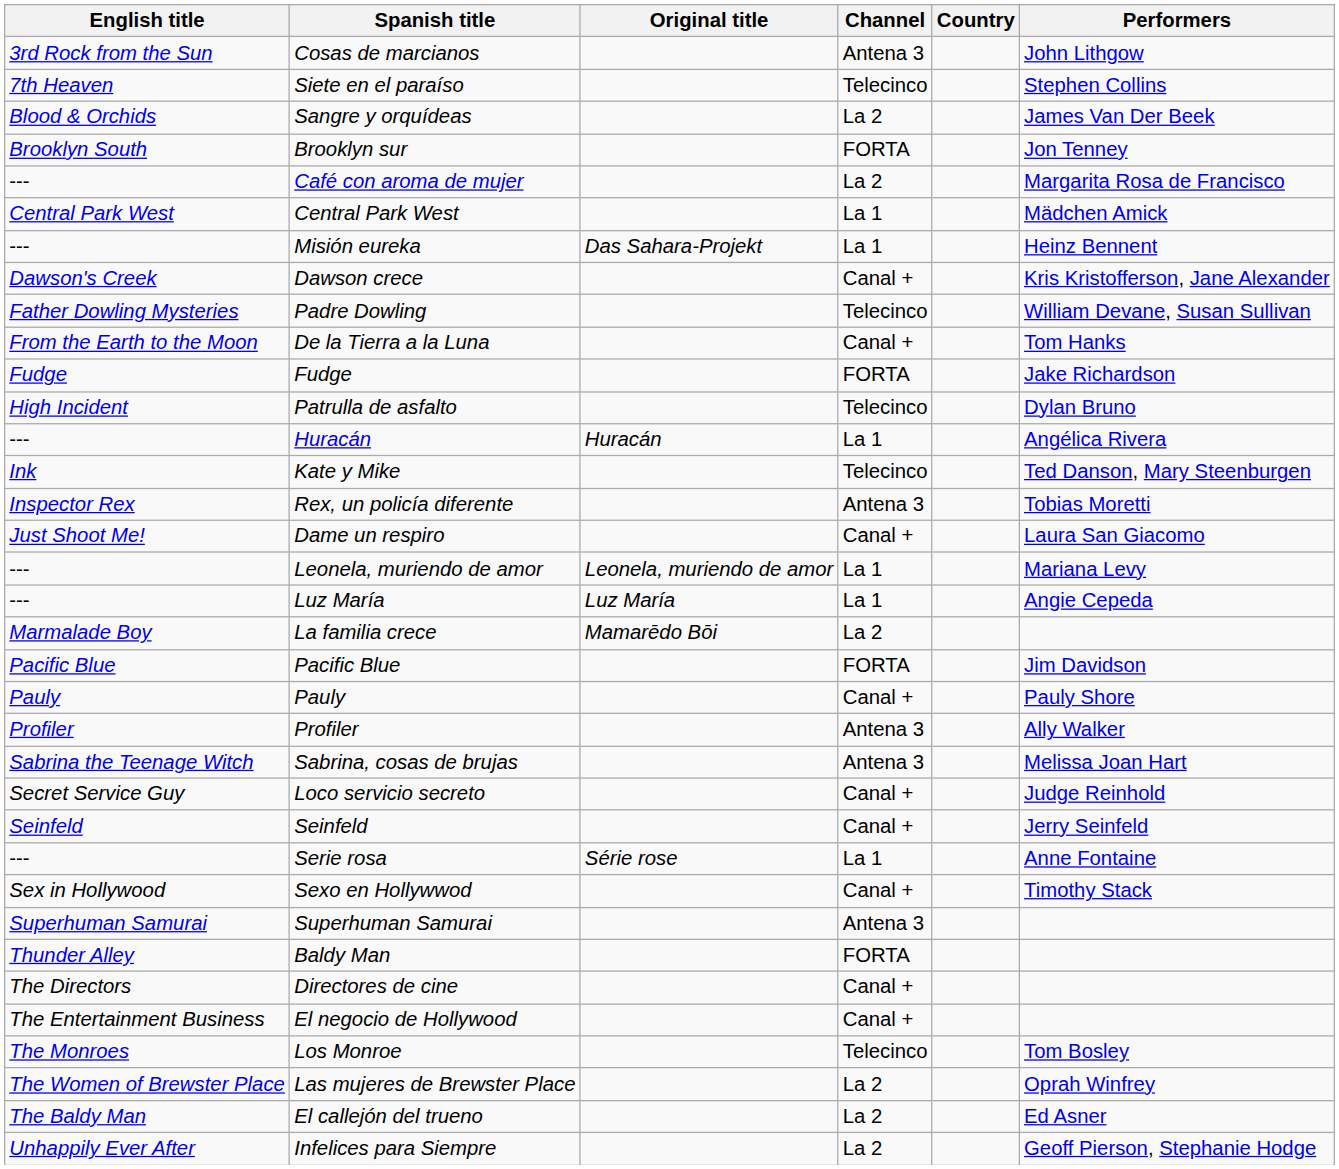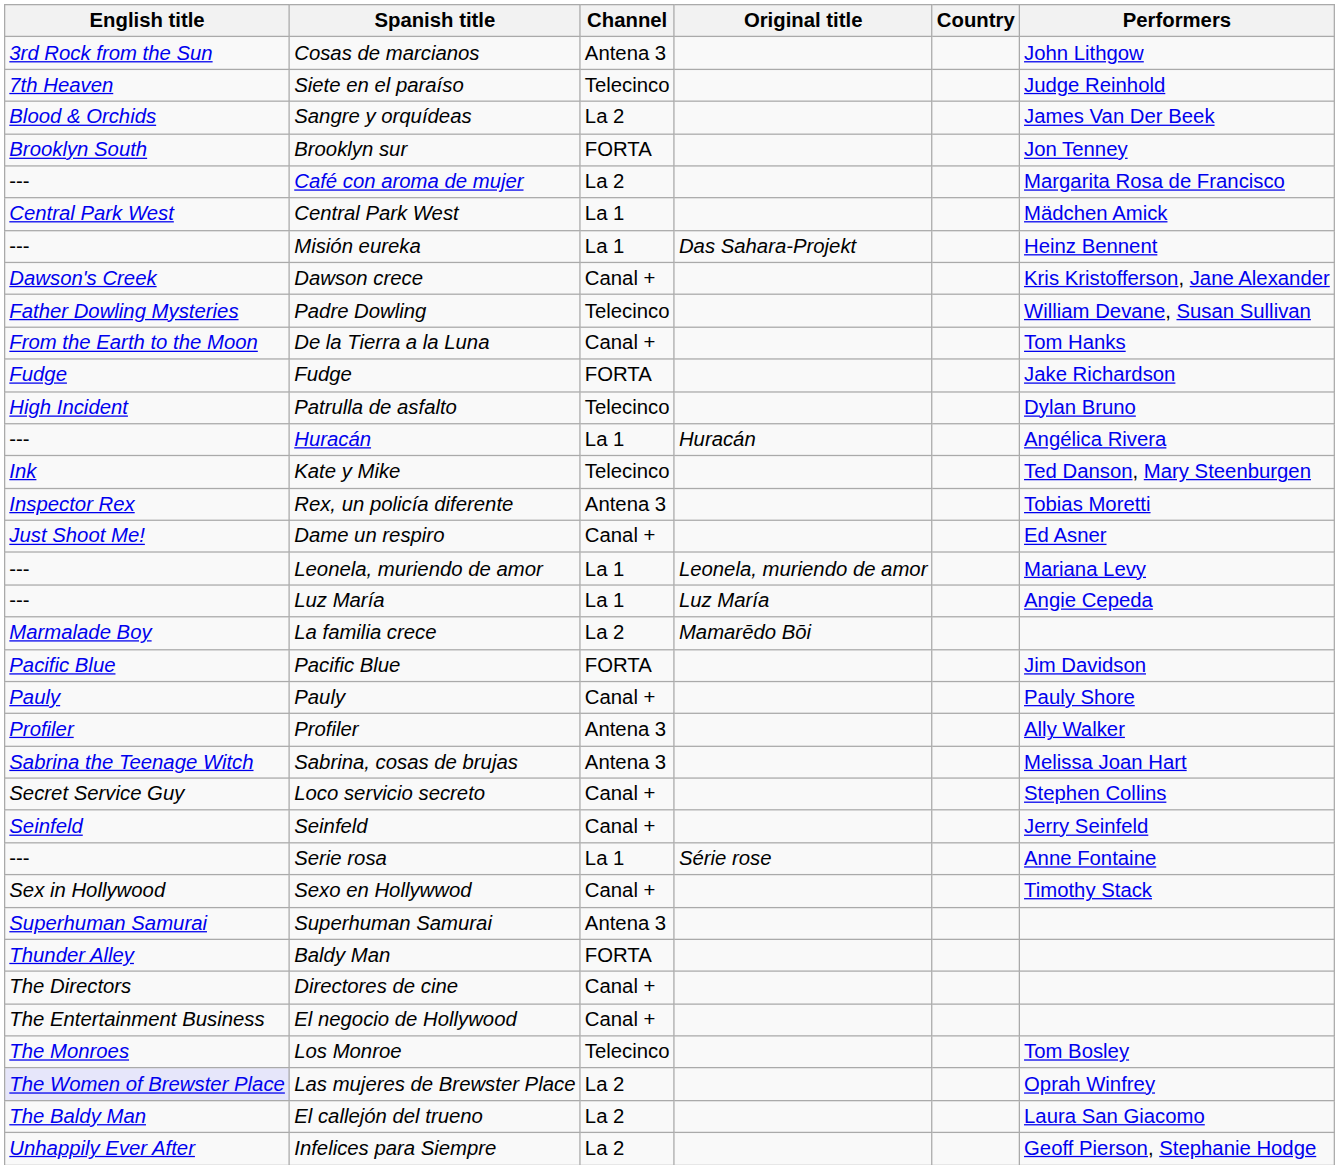columns swapped: (709, 20) <-> (885, 20)
(1095, 85) Stephen Collins -> (1095, 85) Judge Reinhold
(1114, 536) Laura San Giacomo -> (1065, 536) Ed Asner
(1095, 794) Judge Reinhold -> (1095, 794) Stephen Collins
(147, 1084) no background -> (147, 1084) lavender background
(1065, 1116) Ed Asner -> (1114, 1116) Laura San Giacomo
